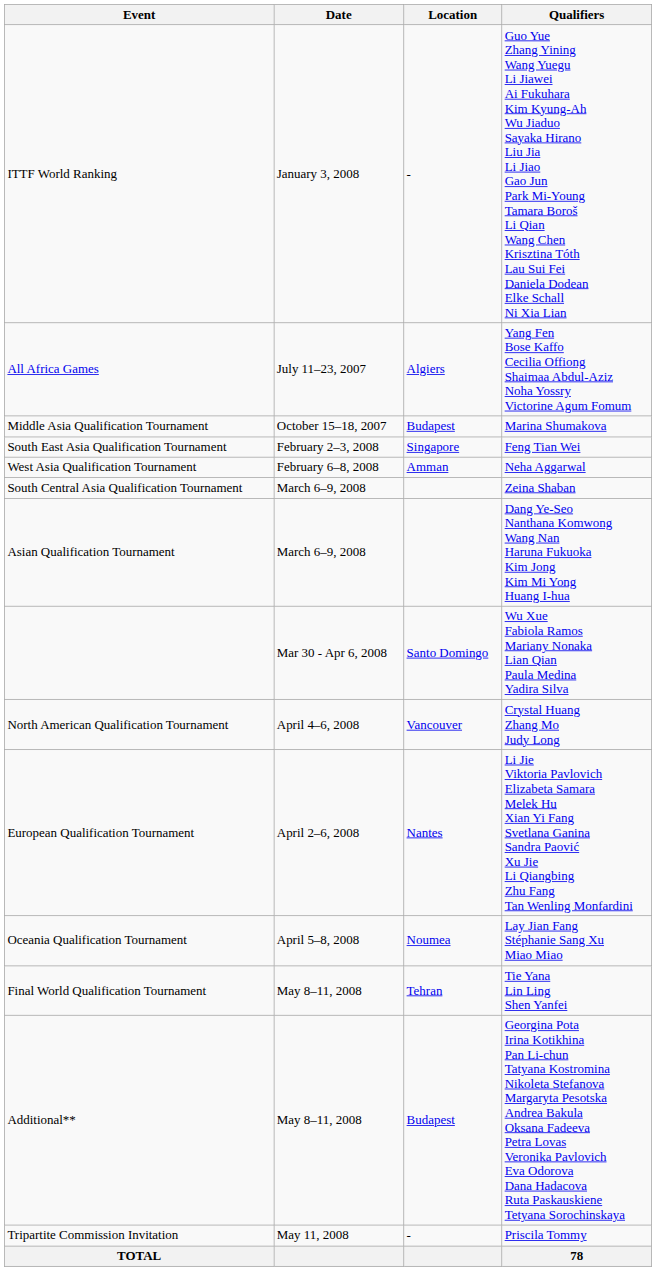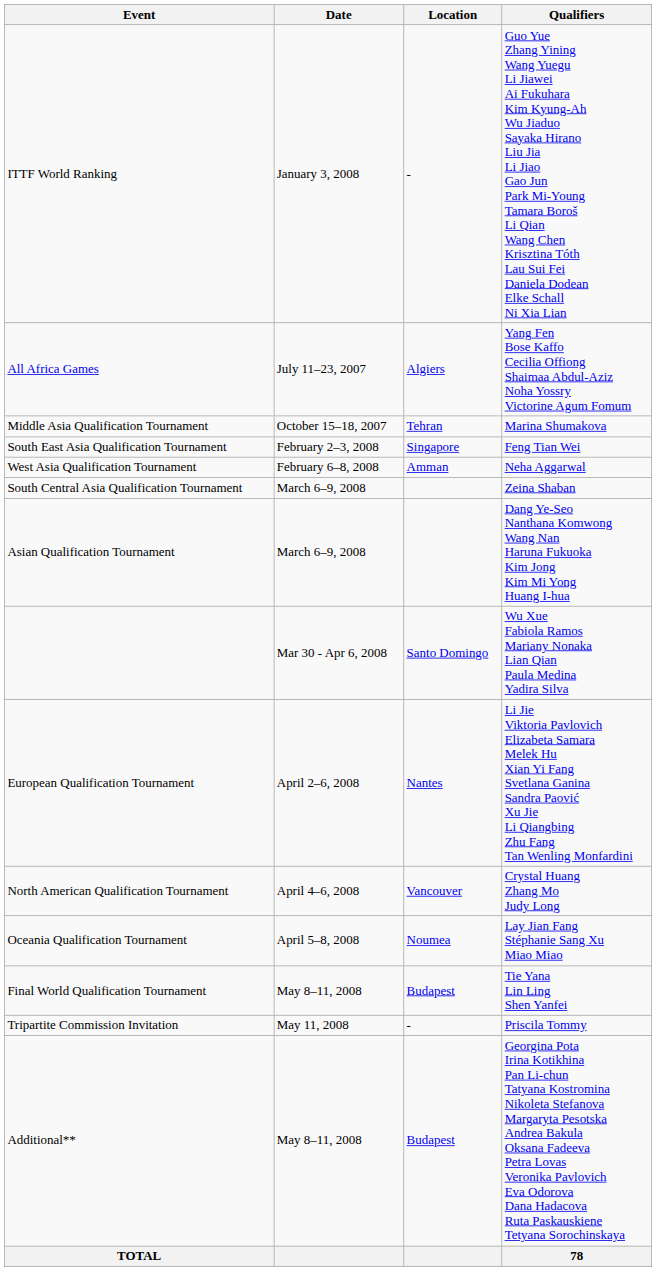(431, 426) Budapest -> (425, 426) Tehran
rows swapped: (118, 724) <-> (101, 832)
(425, 990) Tehran -> (431, 990) Budapest
rows swapped: (93, 1235) <-> (42, 1120)
